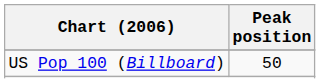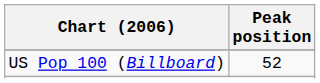(272, 64) 50 -> (272, 64) 52
